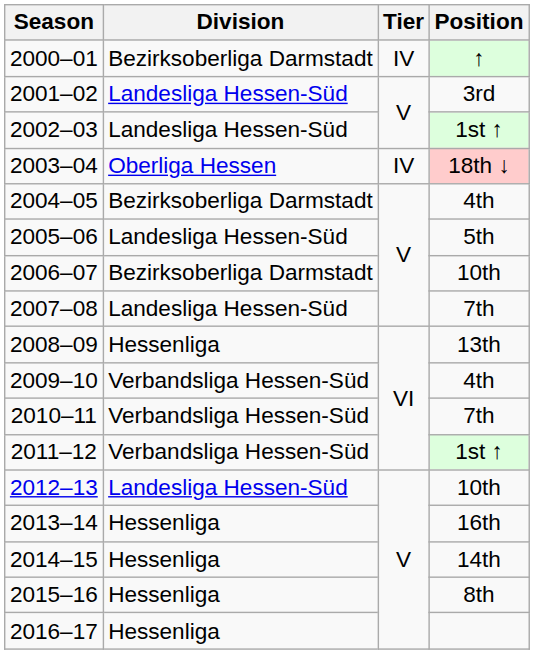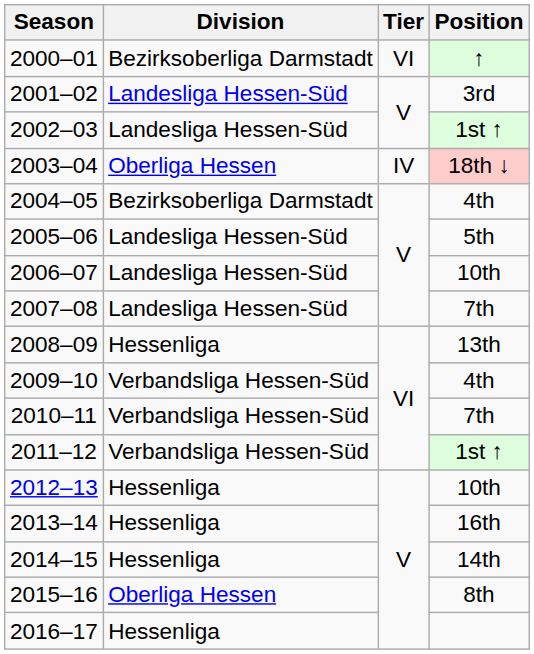(404, 58) IV -> (404, 58) VI
(240, 272) Bezirksoberliga Darmstadt -> (228, 272) Landesliga Hessen-Süd
(228, 487) Landesliga Hessen-Süd -> (164, 487) Hessenliga
(164, 594) Hessenliga -> (192, 594) Oberliga Hessen
